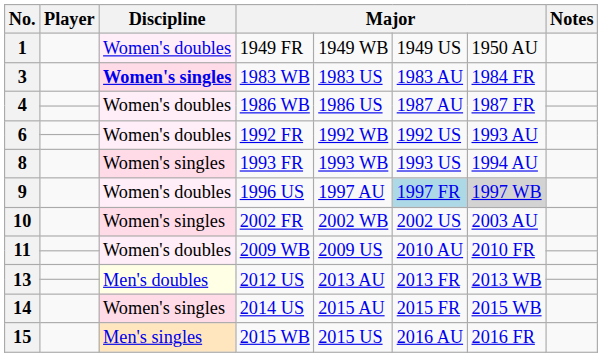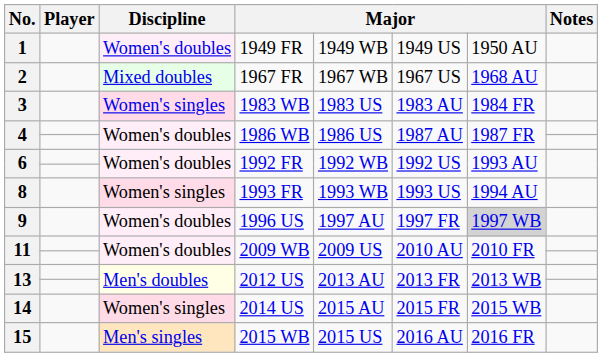+ row: (22, 76)
(167, 76) bold -> (164, 105) normal
(428, 192) lightblue background -> (428, 221) no background
- row: (22, 221)
